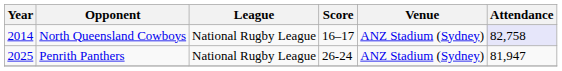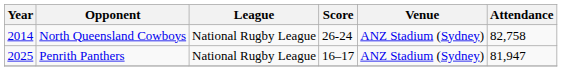(338, 35) 16–17 -> (337, 35) 26-24
(508, 35) lavender background -> (508, 35) no background
(337, 55) 26-24 -> (338, 55) 16–17
